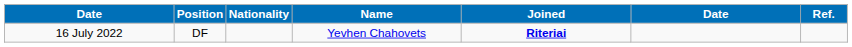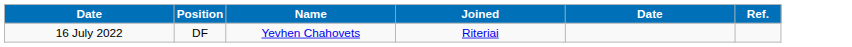- column: (259, 14)
(546, 33) bold -> (480, 33) normal
